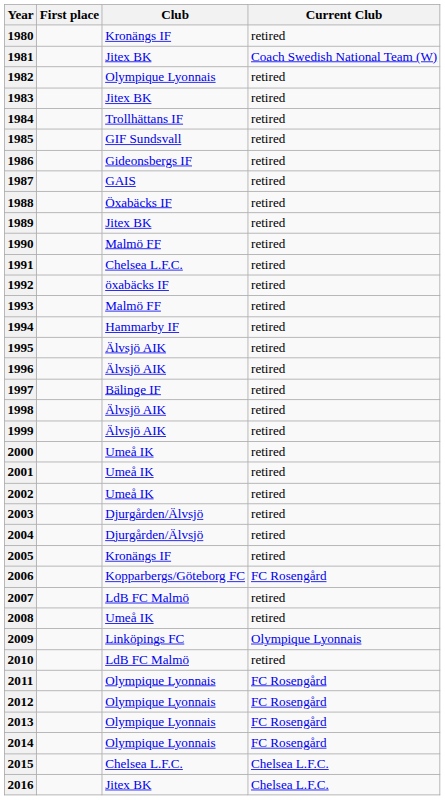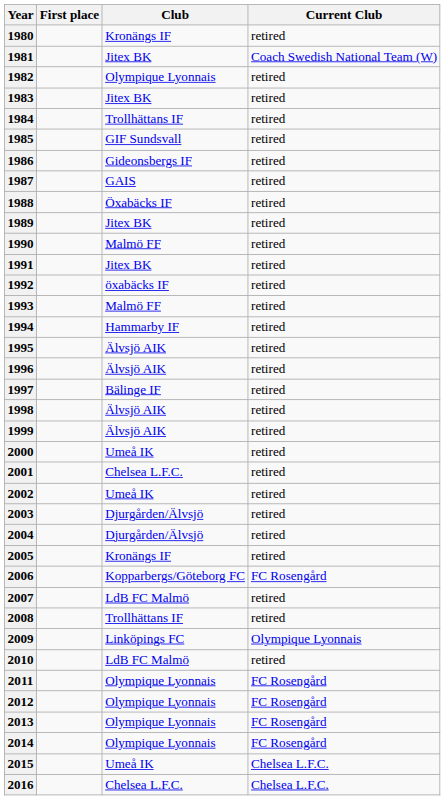(144, 264) Chelsea L.F.C. -> (128, 264) Jitex BK
(129, 472) Umeå IK -> (144, 472) Chelsea L.F.C.
(129, 618) Umeå IK -> (144, 618) Trollhättans IF
(144, 763) Chelsea L.F.C. -> (129, 763) Umeå IK
(128, 784) Jitex BK -> (144, 784) Chelsea L.F.C.
